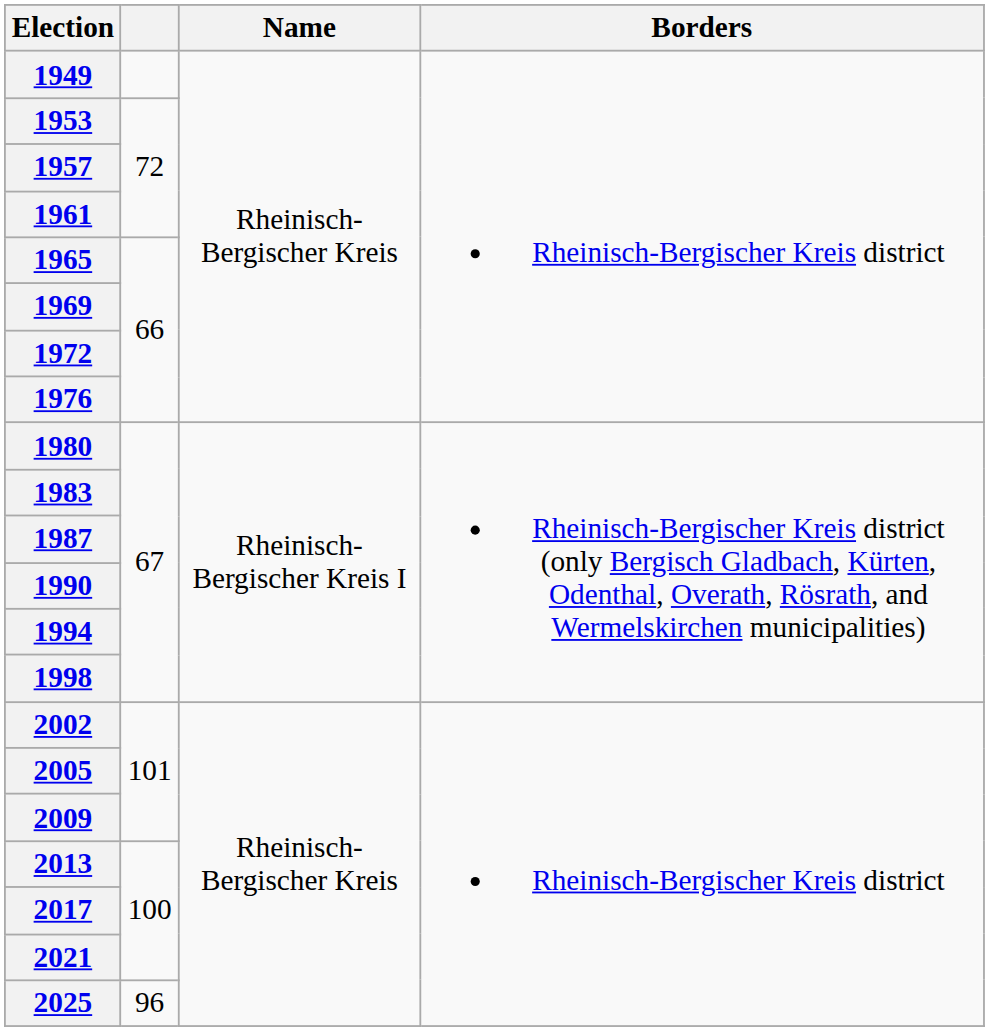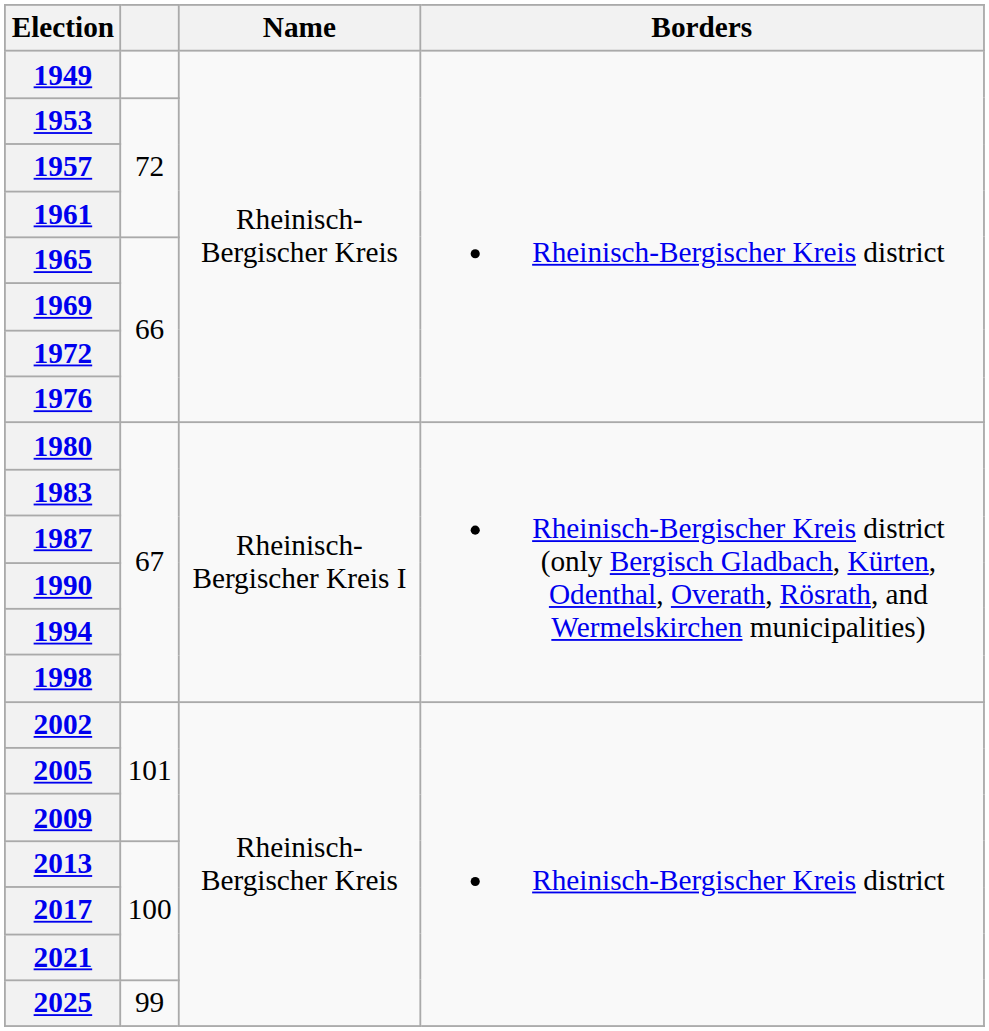(150, 1002) 96 -> (150, 1002) 99
